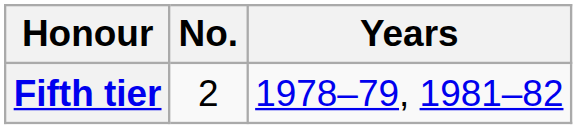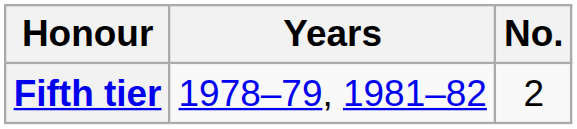columns swapped: (208, 33) <-> (409, 33)
